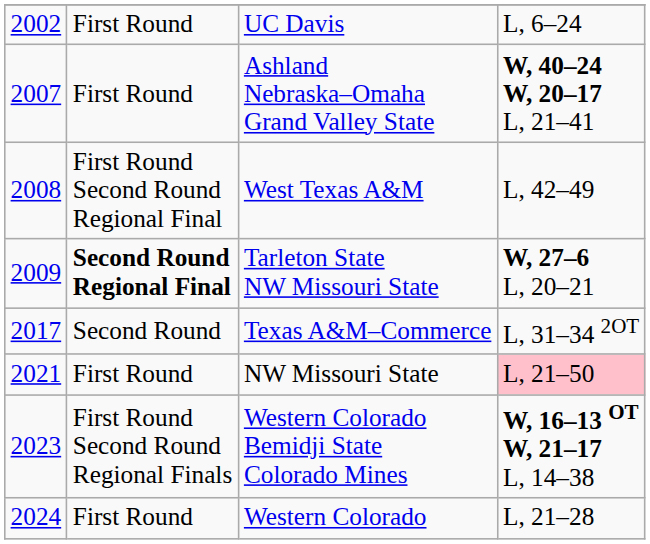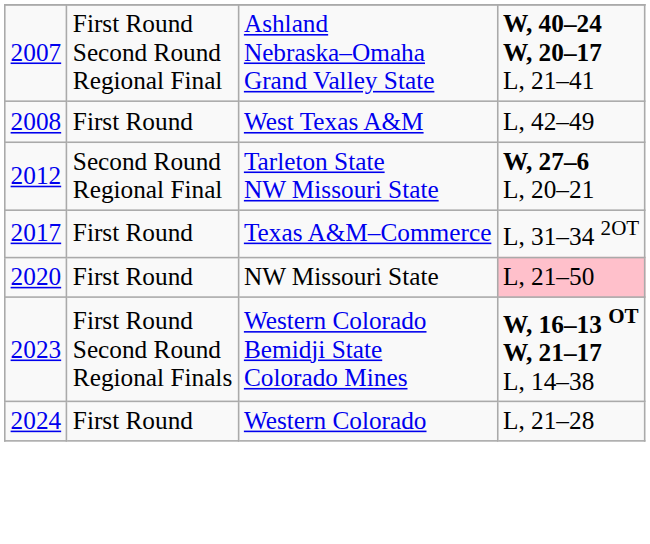- row: (294, 24)
(133, 93) First Round -> (148, 52) First Round Second Round Regional Final
(148, 190) First Round Second Round Regional Final -> (133, 121) First Round
(36, 272) 2009 -> (36, 175) 2012
(152, 272) bold -> (148, 175) normal
(147, 330) Second Round -> (133, 233) First Round
(36, 374) 2021 -> (36, 277) 2020
